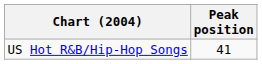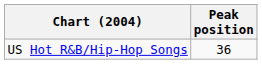(224, 49) 41 -> (224, 49) 36
